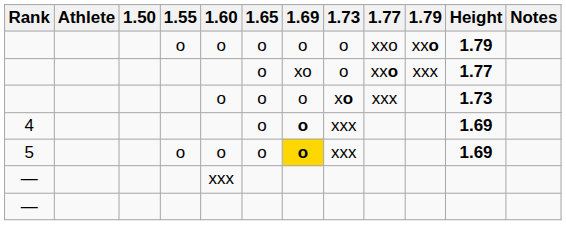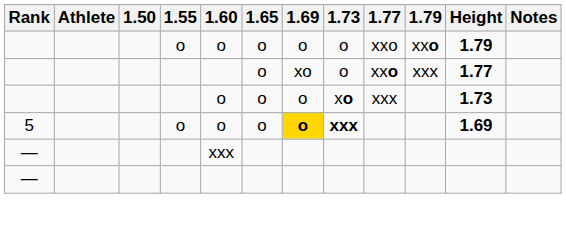- row: (29, 125)
(344, 152) normal -> (344, 125) bold
